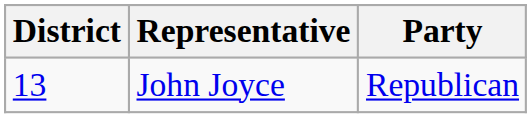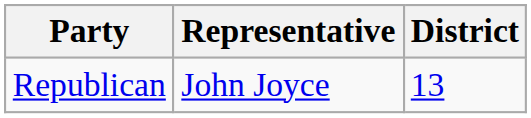columns swapped: (67, 31) <-> (442, 31)
